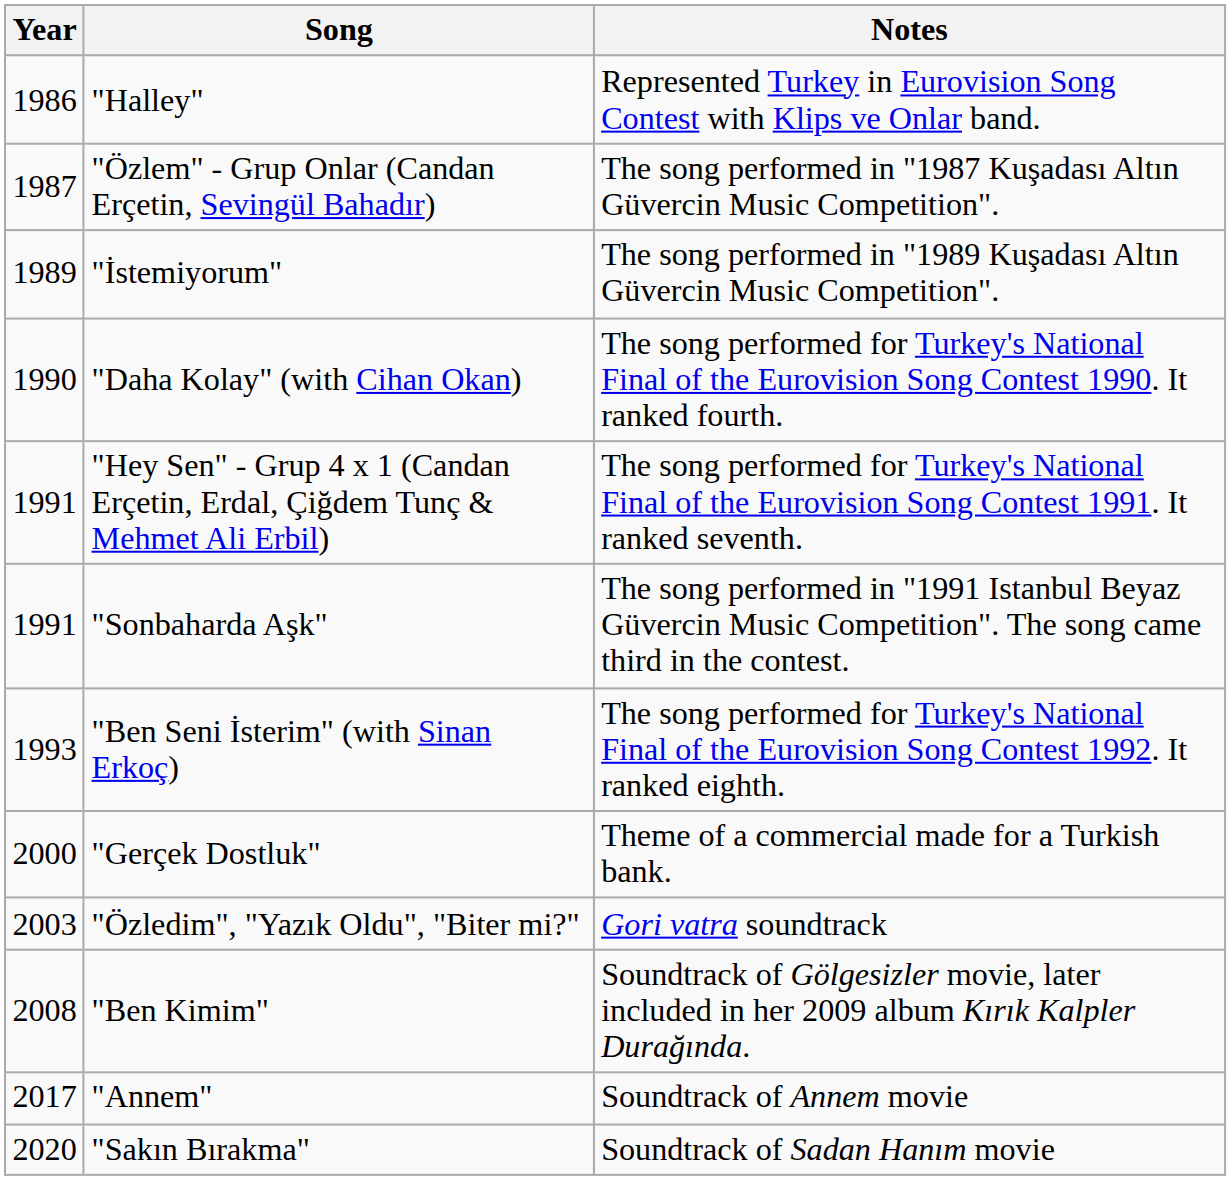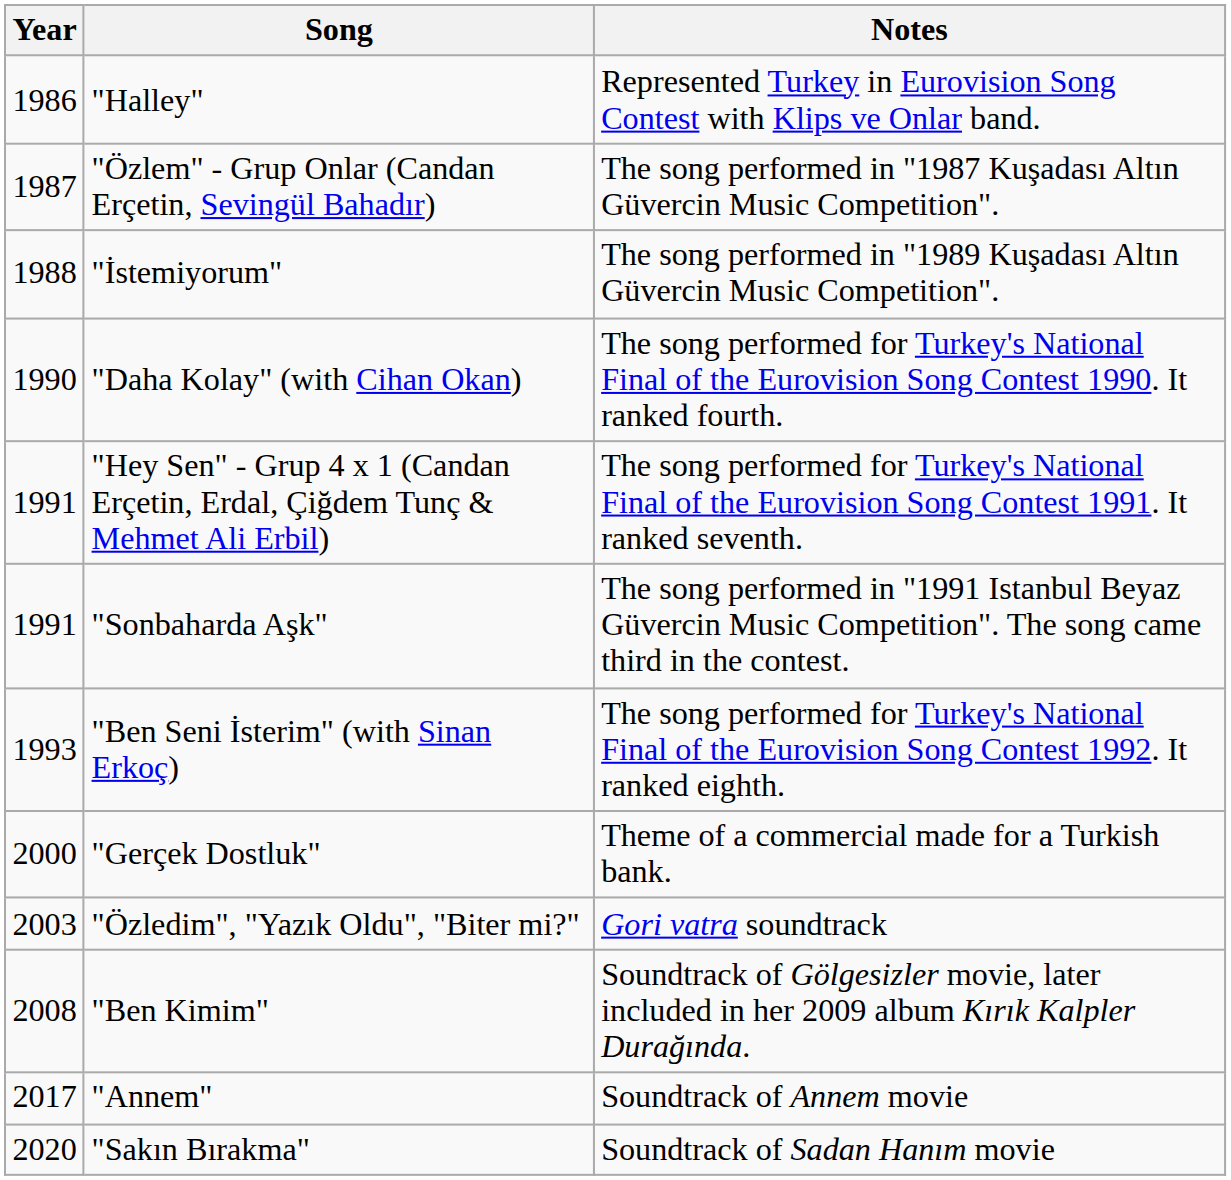(45, 273) 1989 -> (45, 273) 1988
